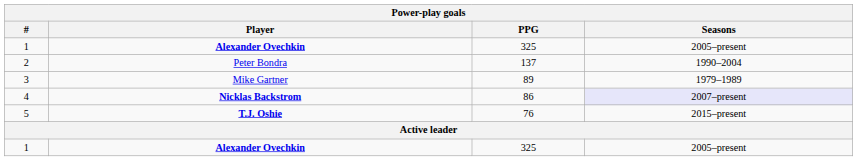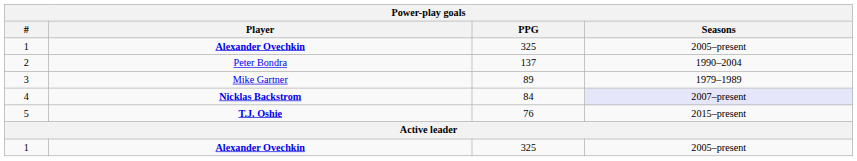(528, 97) 86 -> (528, 97) 84
